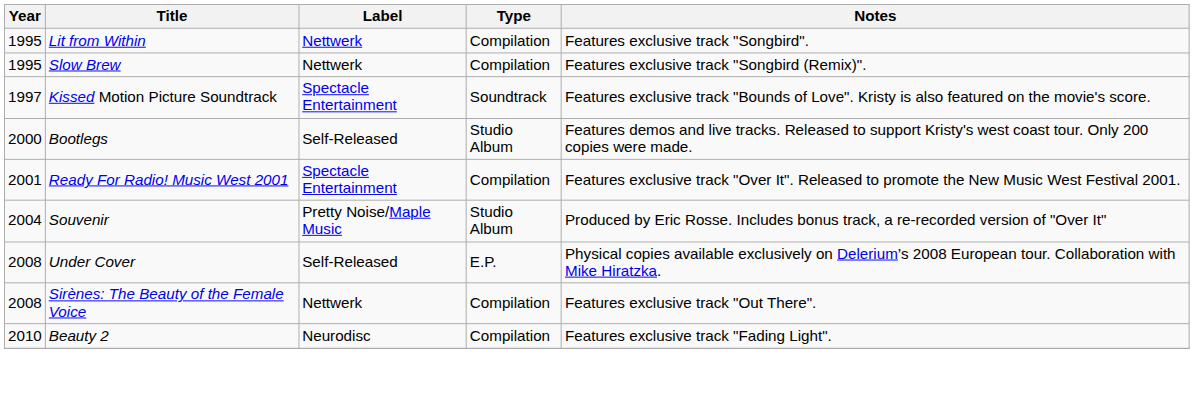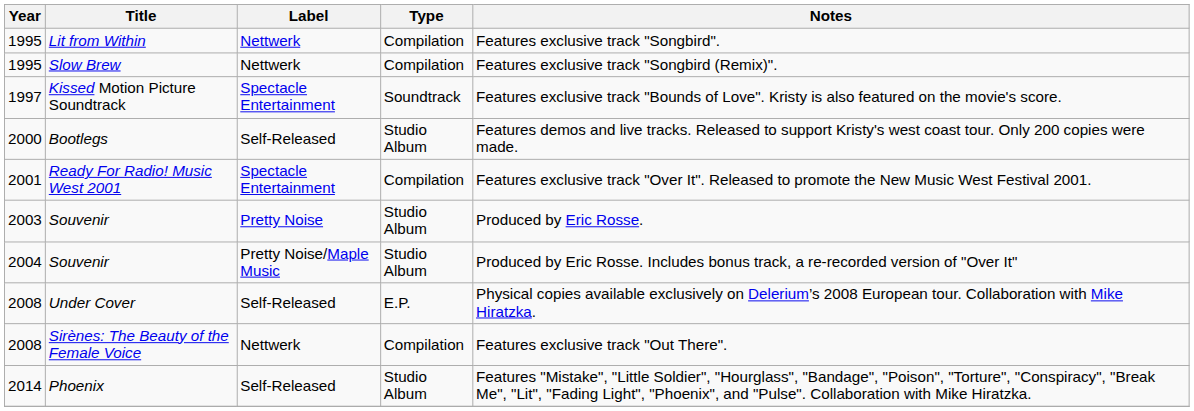+ row: (25, 221)
- row: (25, 336)
+ row: (25, 385)
